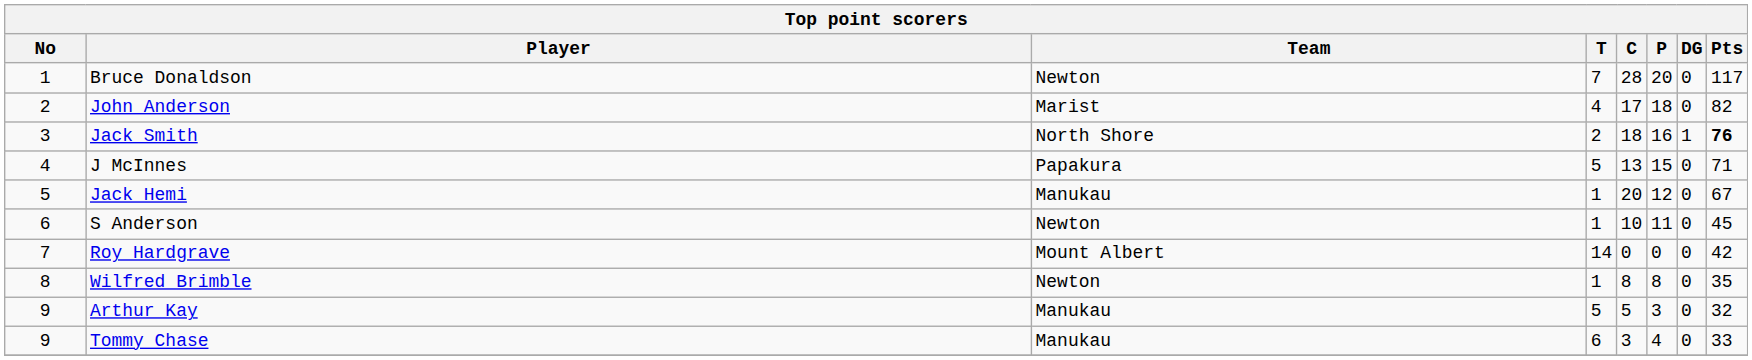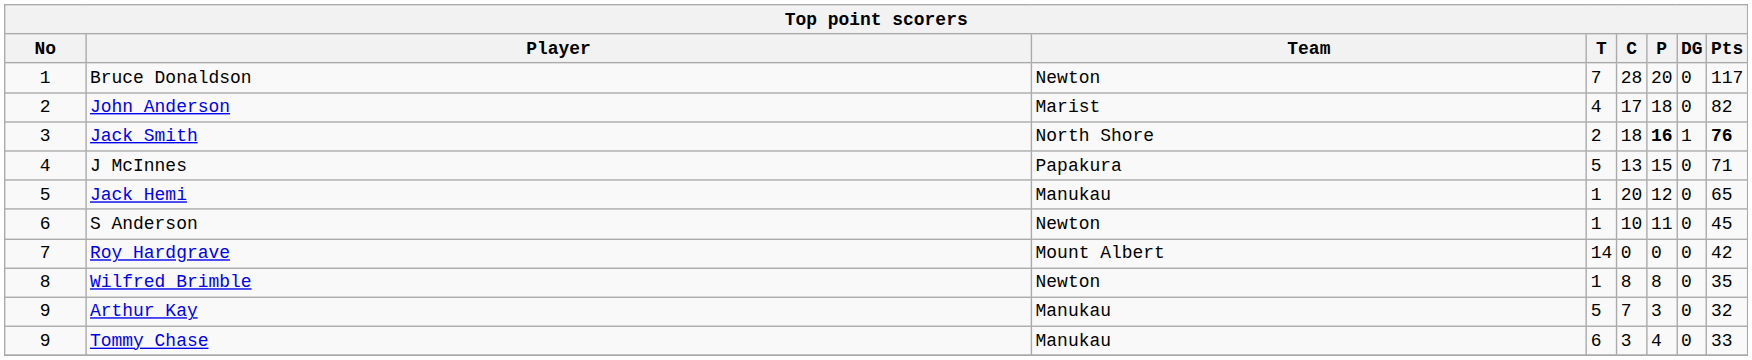(1662, 136) normal -> (1662, 136) bold
(1722, 195) 67 -> (1722, 195) 65
(1626, 312) 5 -> (1626, 312) 7
